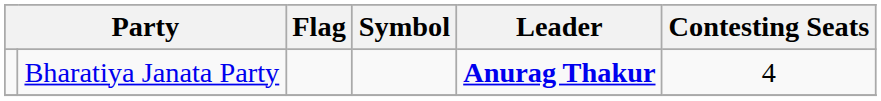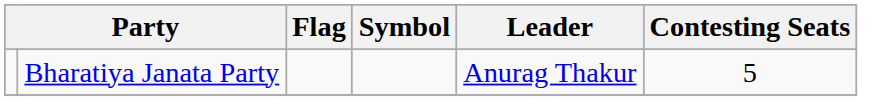(559, 71) bold -> (550, 71) normal
(769, 71) 4 -> (750, 71) 5
